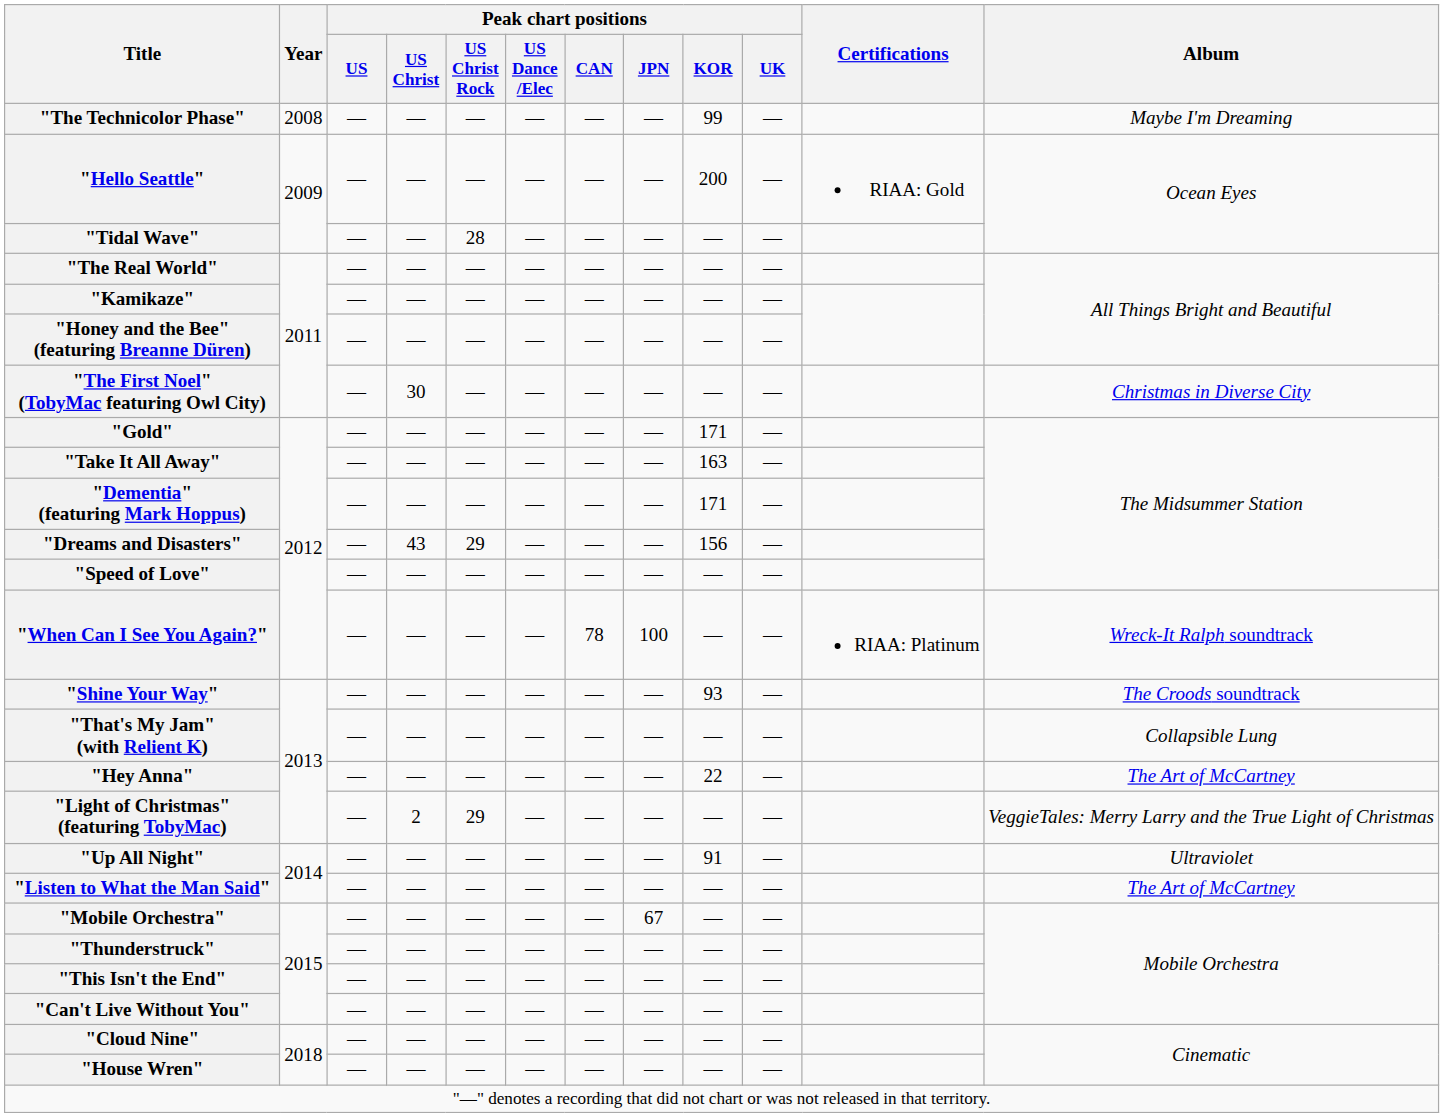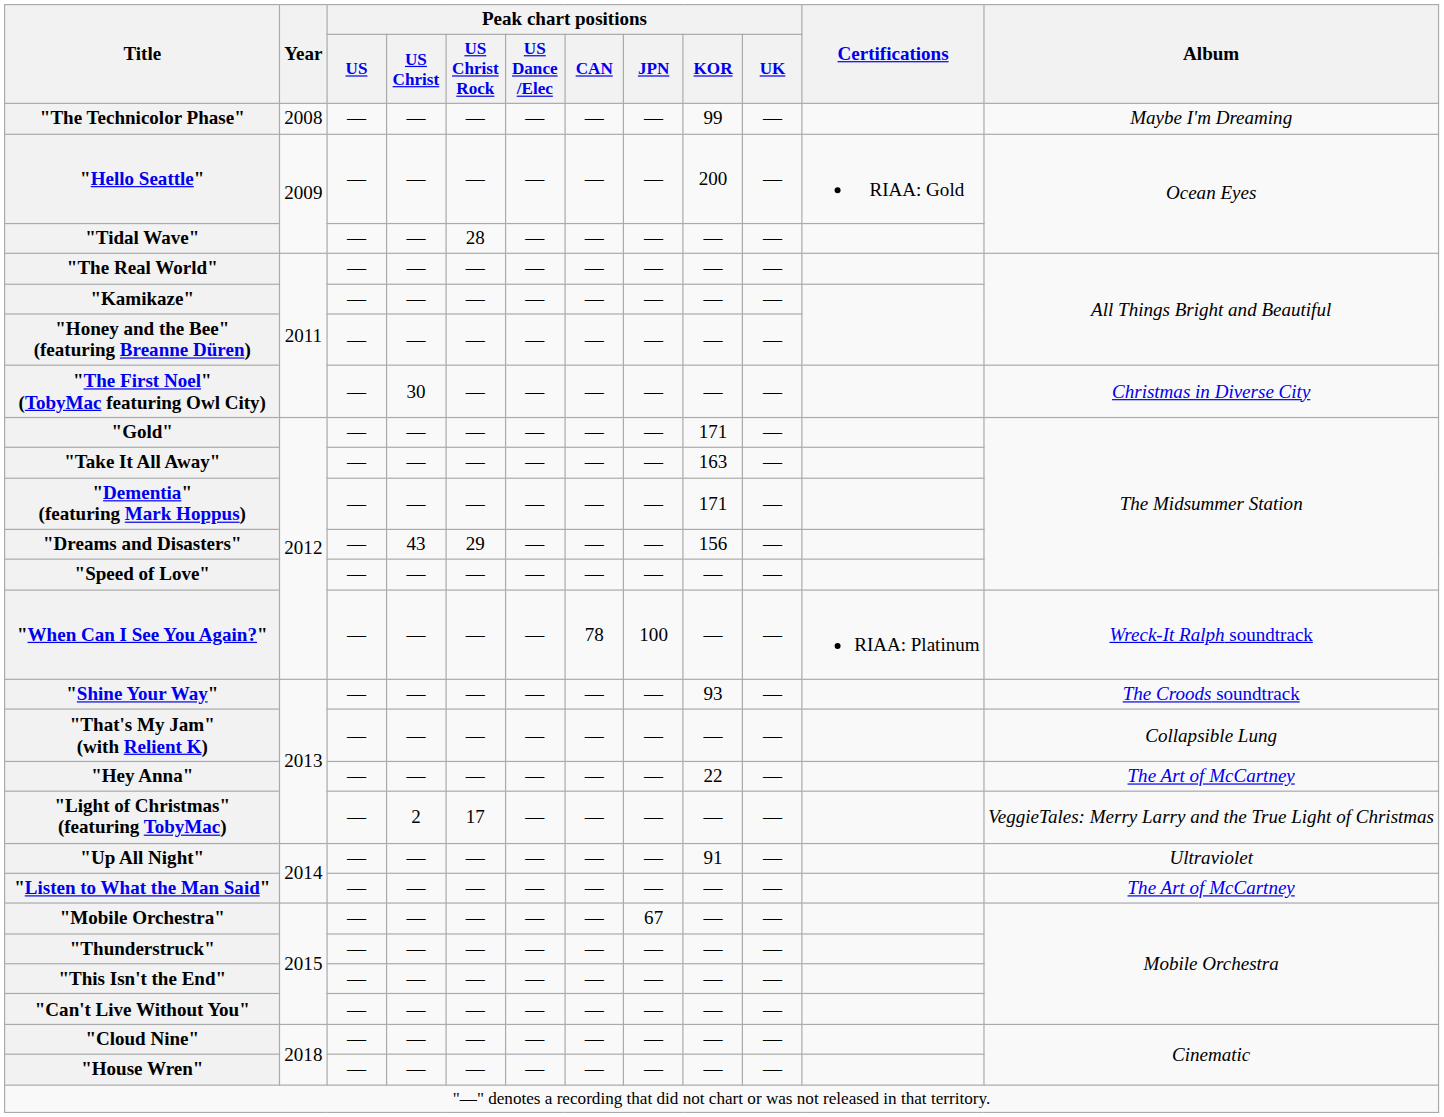(475, 817) 29 -> (475, 817) 17
